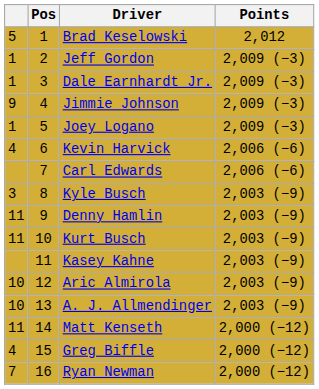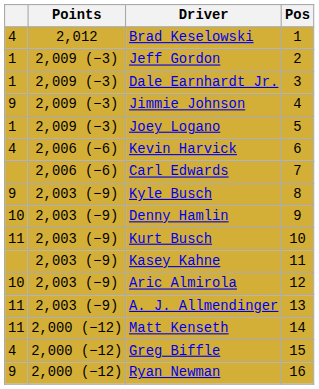columns swapped: (44, 16) <-> (264, 16)
(12, 38) 5 -> (12, 38) 4
(12, 195) 3 -> (12, 195) 9
(16, 217) 11 -> (16, 217) 10
(16, 306) 10 -> (16, 306) 11
(12, 373) 7 -> (12, 373) 9
